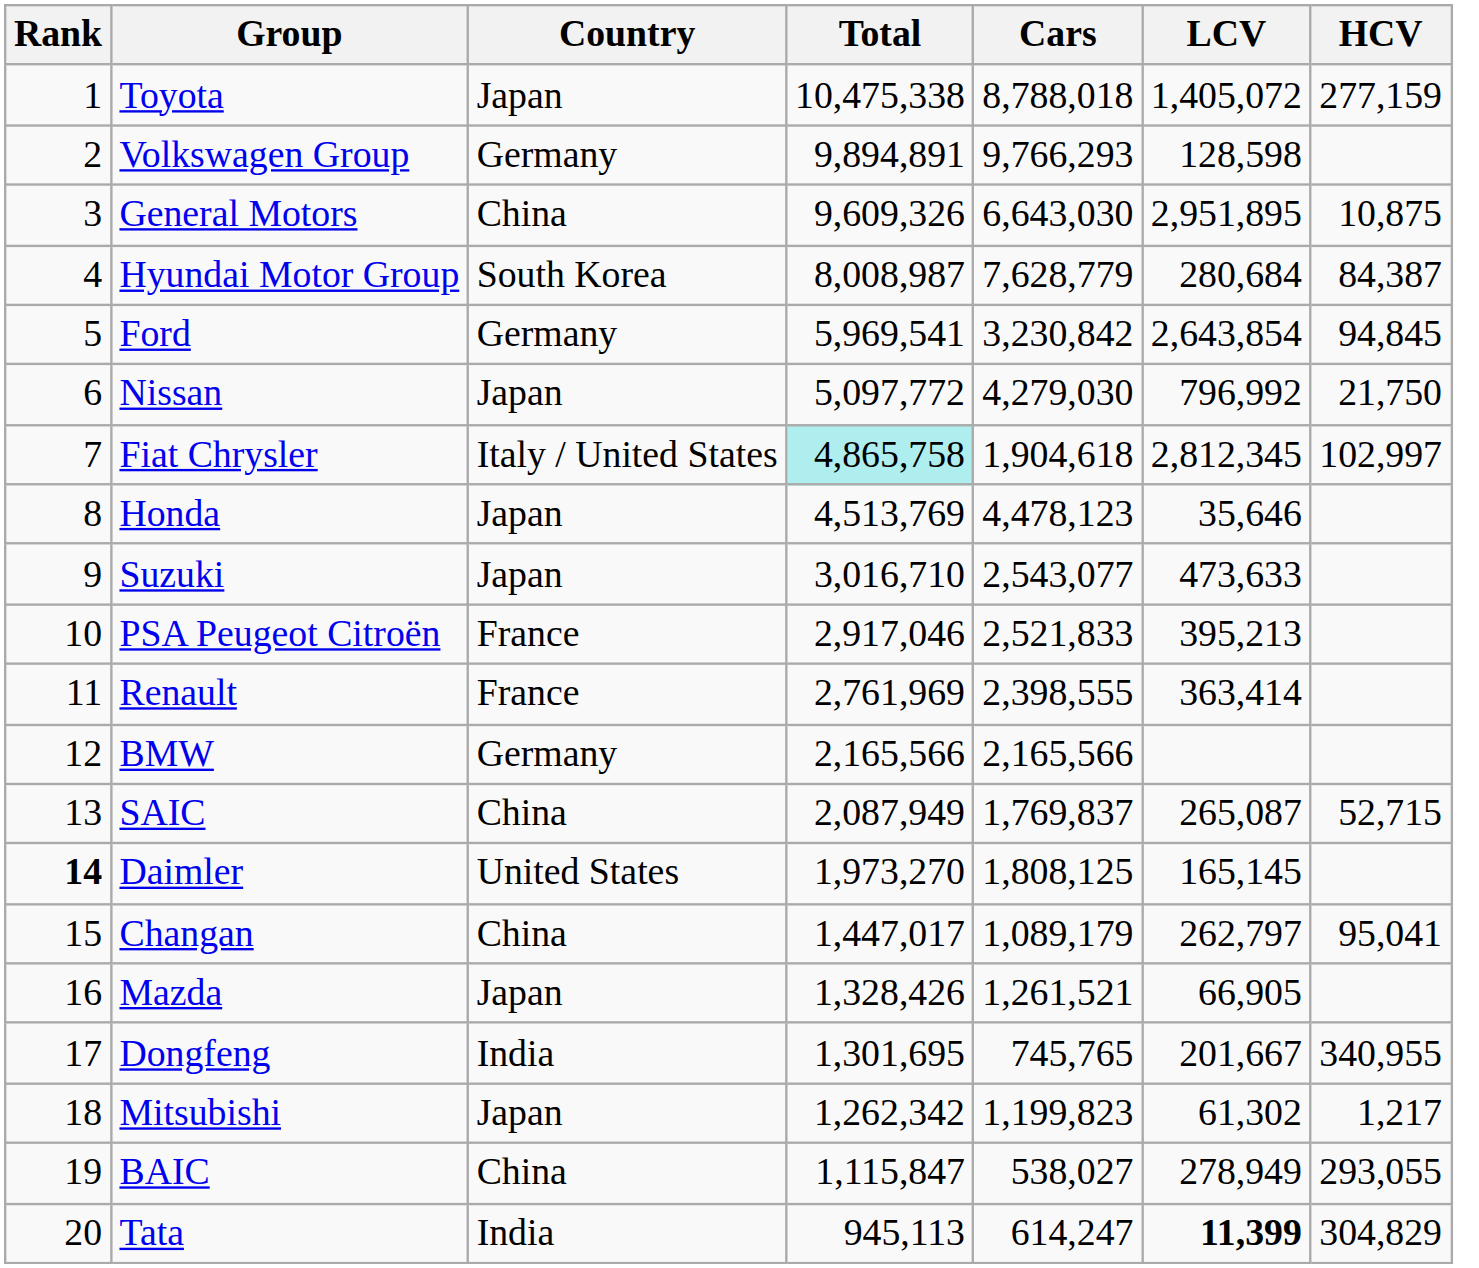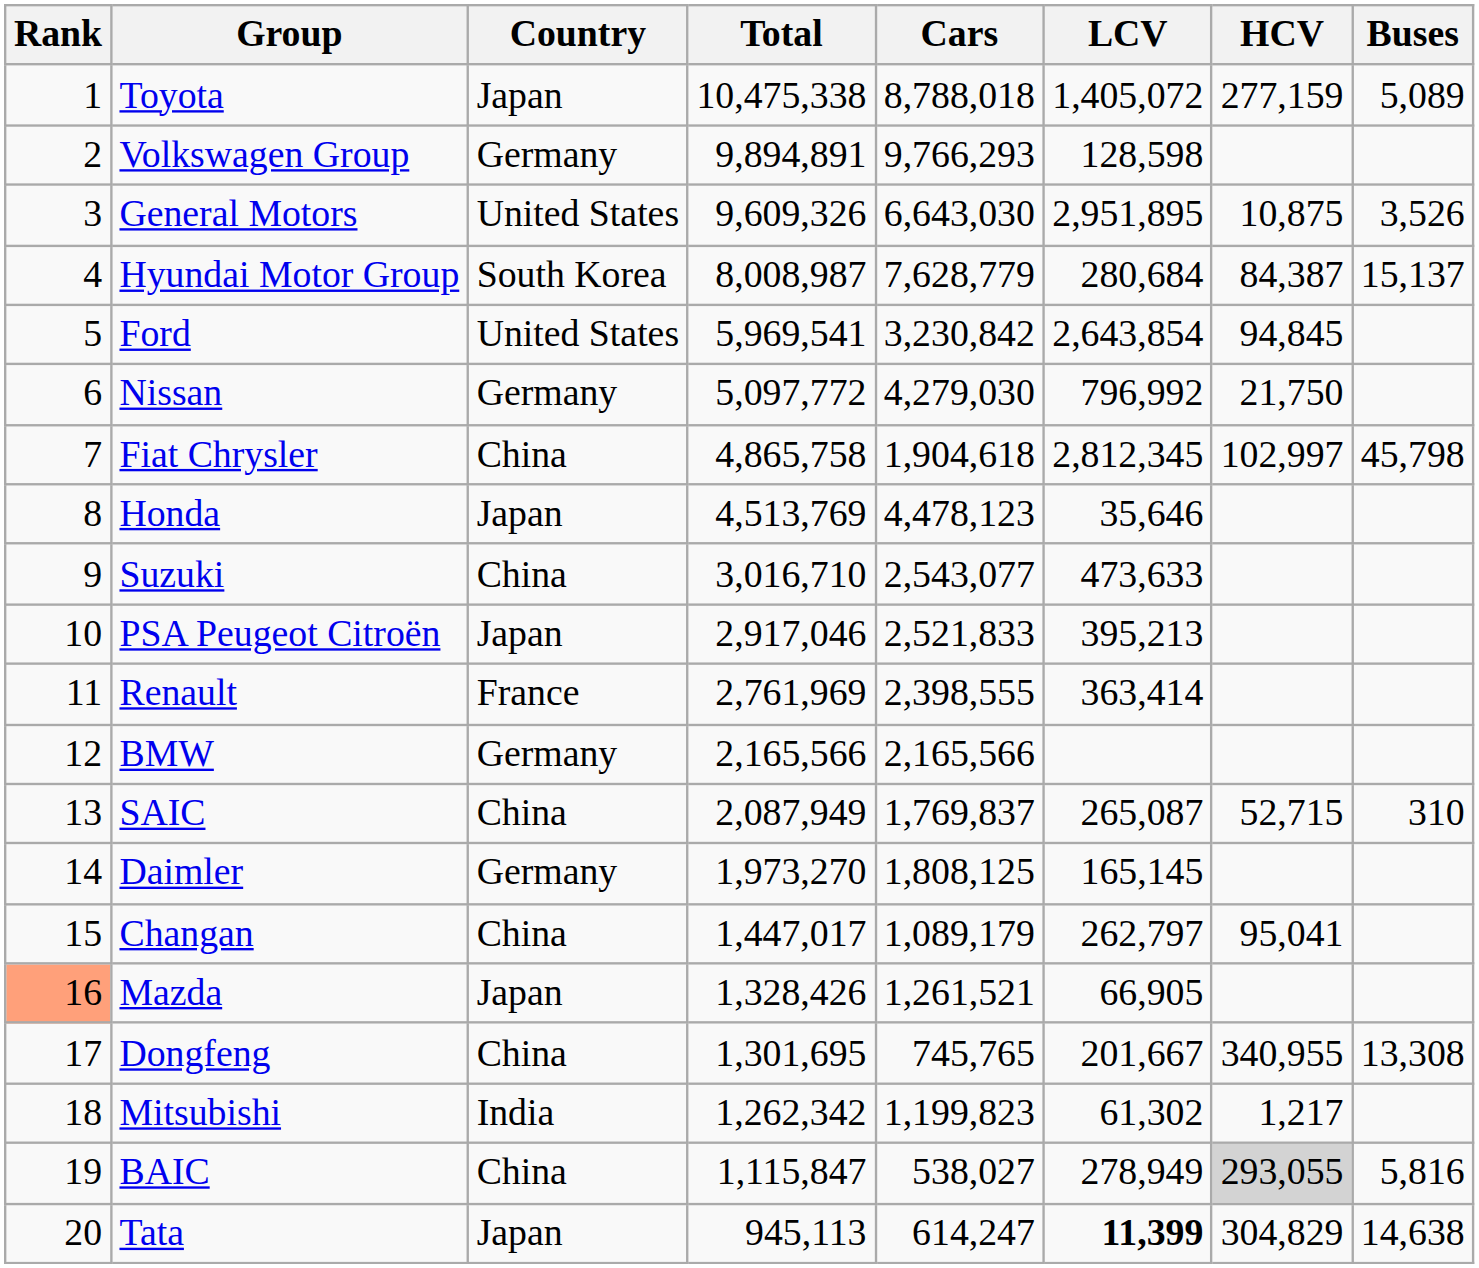+ column: (1413, 34)
(522, 214) China -> (578, 214) United States
(547, 333) Germany -> (578, 333) United States
(520, 393) Japan -> (547, 393) Germany
(627, 453) Italy / United States -> (522, 453) China
(889, 453) paleturquoise background -> (791, 453) no background
(520, 573) Japan -> (522, 573) China
(528, 633) France -> (520, 633) Japan
(83, 872) bold -> (83, 872) normal
(578, 872) United States -> (547, 872) Germany
(83, 992) no background -> (83, 992) lightsalmon background
(515, 1052) India -> (522, 1052) China
(520, 1112) Japan -> (515, 1112) India
(1381, 1172) no background -> (1282, 1172) lightgrey background
(515, 1232) India -> (520, 1232) Japan
